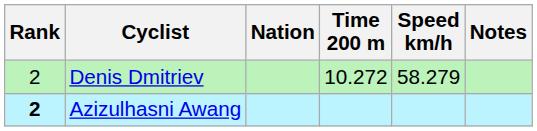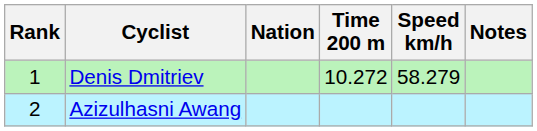(35, 76) 2 -> (35, 76) 1
(35, 109) bold -> (35, 109) normal
